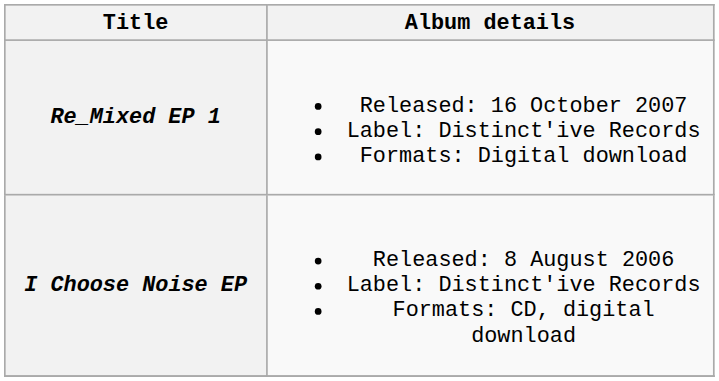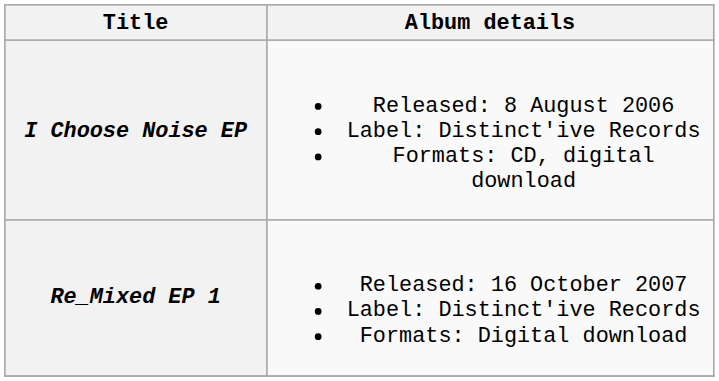rows swapped: (136, 285) <-> (136, 118)
